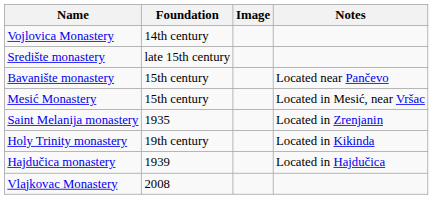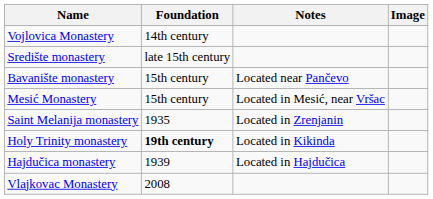columns swapped: (253, 15) <-> (350, 15)
(176, 141) normal -> (179, 141) bold
